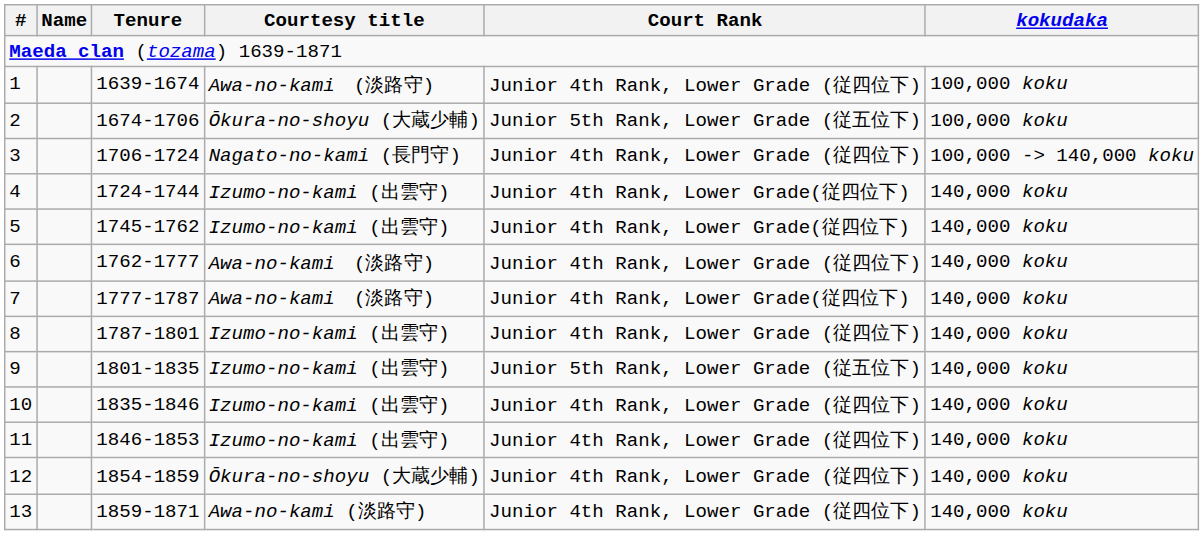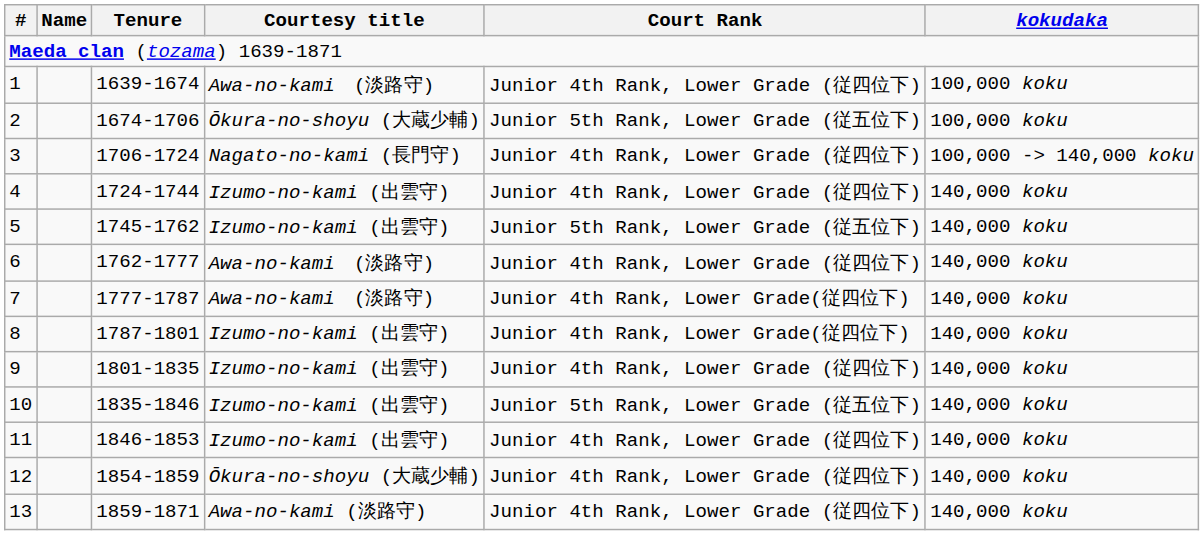(699, 192) Junior 4th Rank, Lower Grade(従四位下) -> (705, 192) Junior 4th Rank, Lower Grade (従四位下)
(699, 228) Junior 4th Rank, Lower Grade(従四位下) -> (705, 228) Junior 5th Rank, Lower Grade (従五位下)
(705, 334) Junior 4th Rank, Lower Grade (従四位下) -> (699, 334) Junior 4th Rank, Lower Grade(従四位下)
(705, 370) Junior 5th Rank, Lower Grade (従五位下) -> (705, 370) Junior 4th Rank, Lower Grade (従四位下)
(705, 406) Junior 4th Rank, Lower Grade (従四位下) -> (705, 406) Junior 5th Rank, Lower Grade (従五位下)
